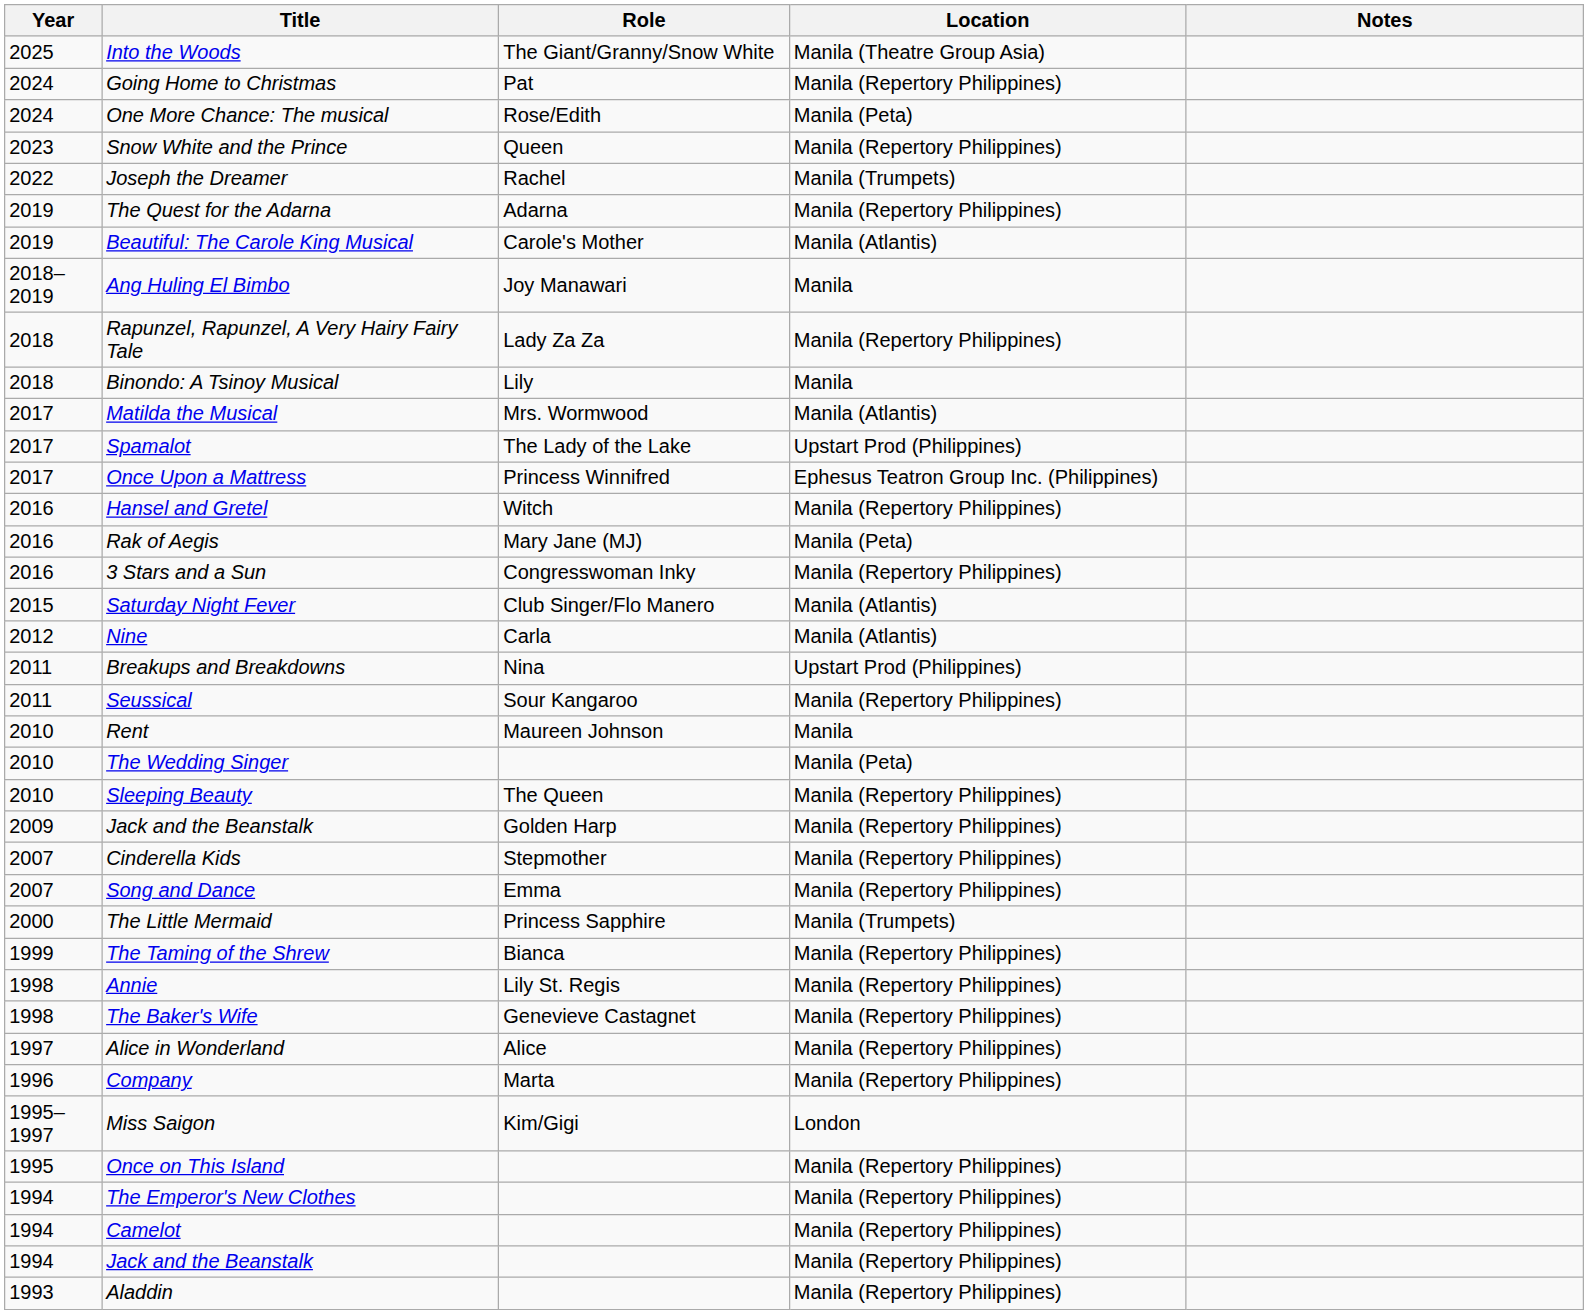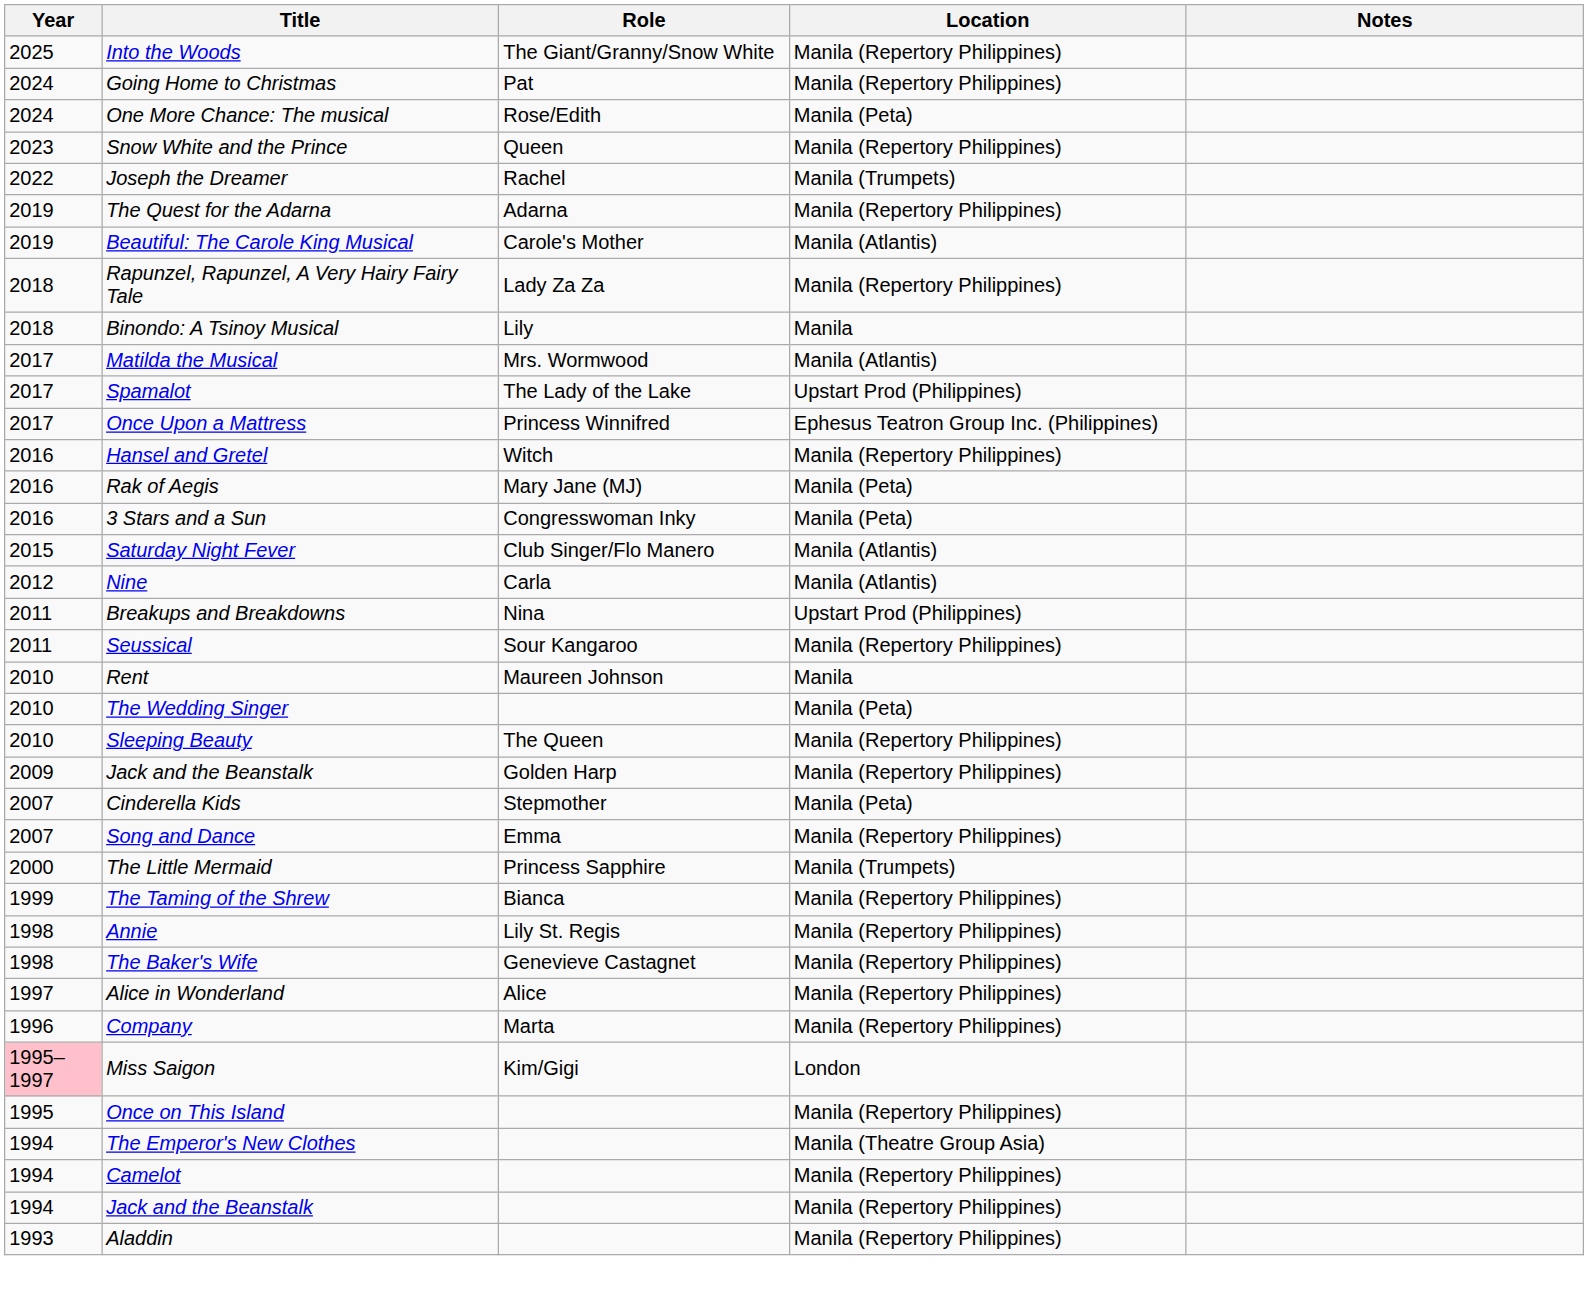(919, 52) Manila (Theatre Group Asia) -> (928, 52) Manila (Repertory Philippines)
- row: (198, 285)
(928, 572) Manila (Repertory Philippines) -> (853, 518) Manila (Peta)
(928, 858) Manila (Repertory Philippines) -> (853, 804) Manila (Peta)
(37, 1123) no background -> (37, 1069) pink background
(928, 1198) Manila (Repertory Philippines) -> (919, 1143) Manila (Theatre Group Asia)
